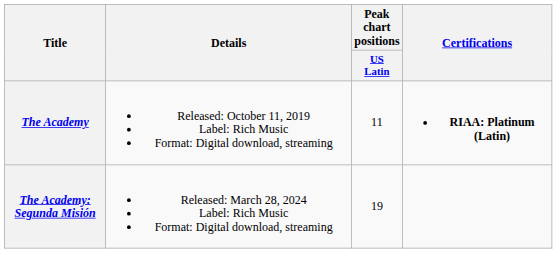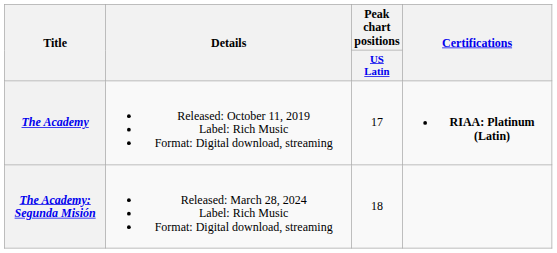(377, 122) 11 -> (377, 122) 17
(377, 206) 19 -> (377, 206) 18
